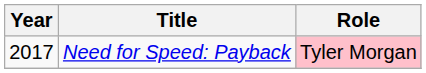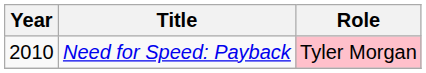(31, 52) 2017 -> (31, 52) 2010
